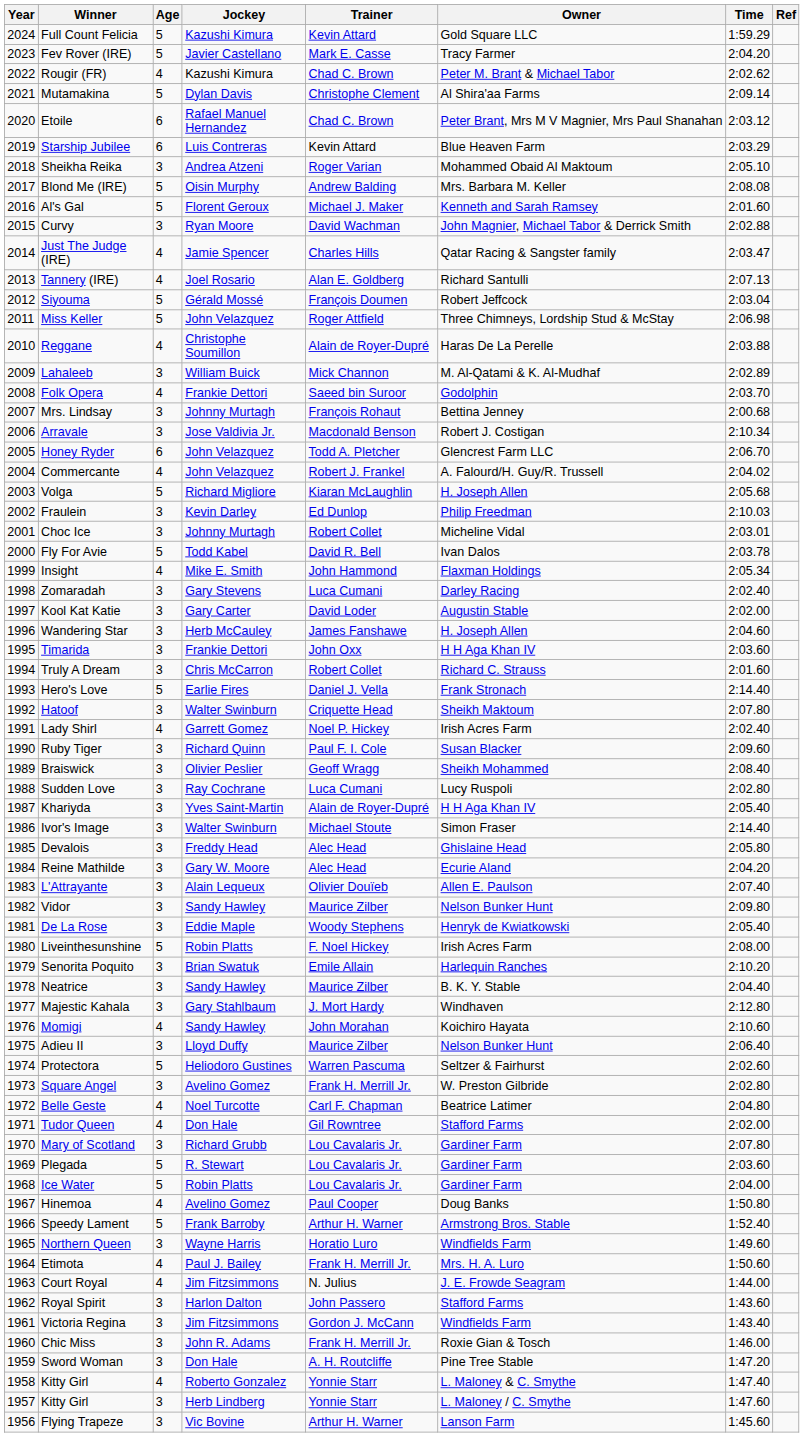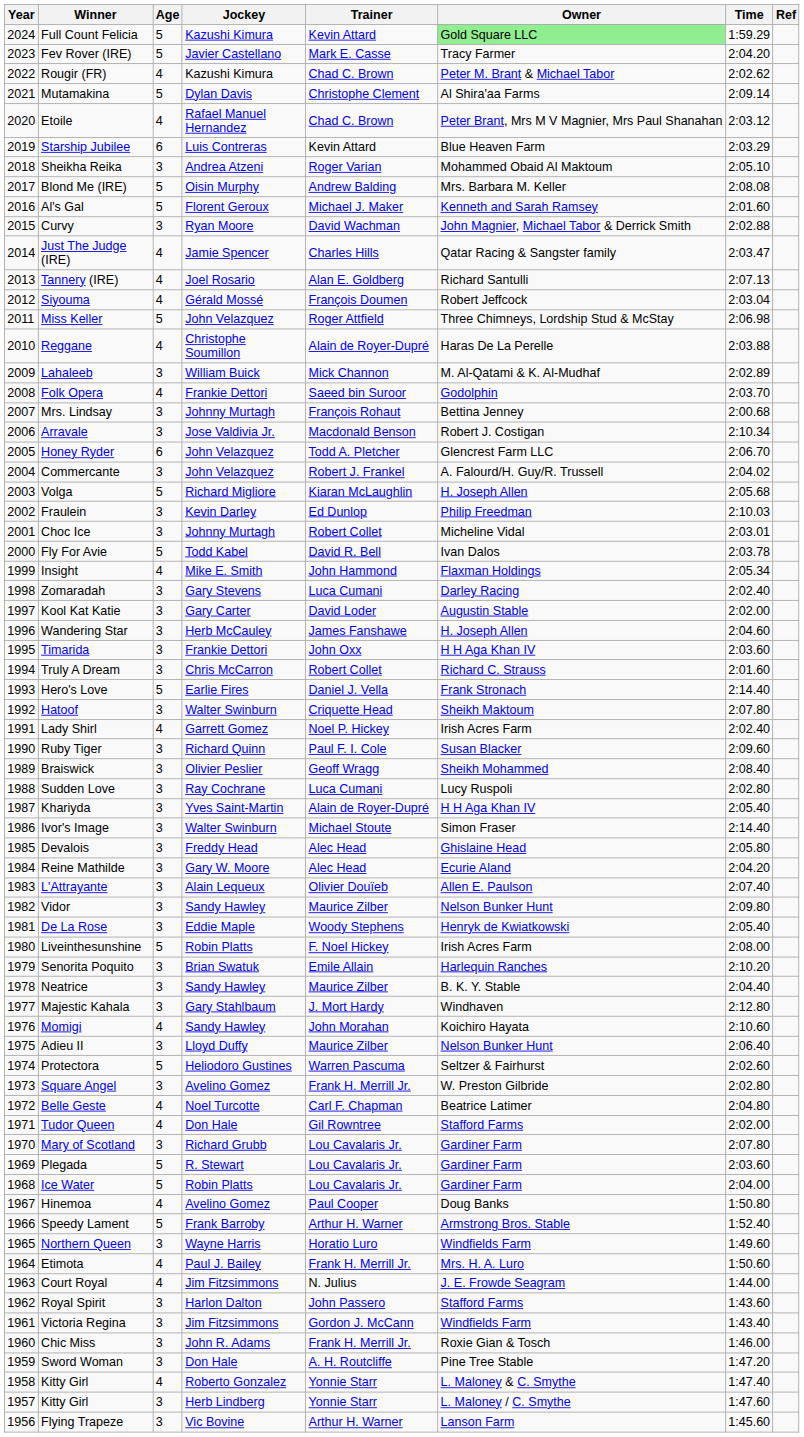(489, 35) no background -> (489, 35) lightgreen background
(159, 121) 6 -> (159, 121) 4
(159, 300) 5 -> (159, 300) 4
(159, 472) 4 -> (159, 472) 3
